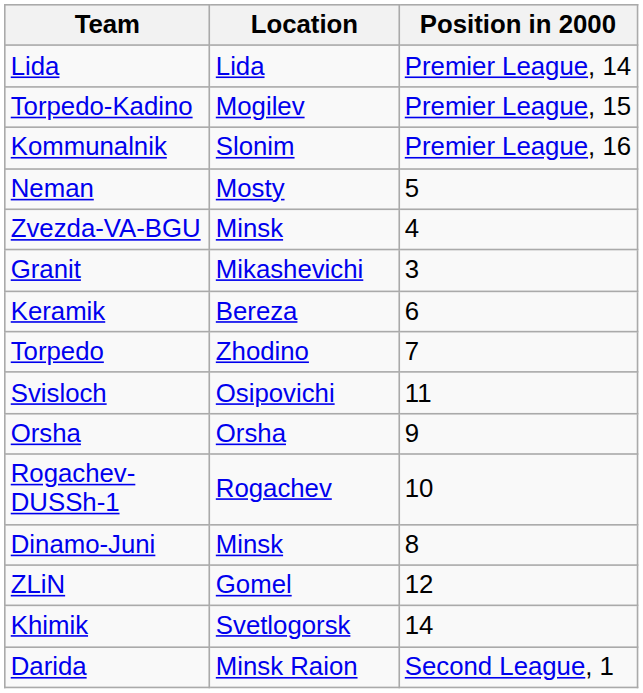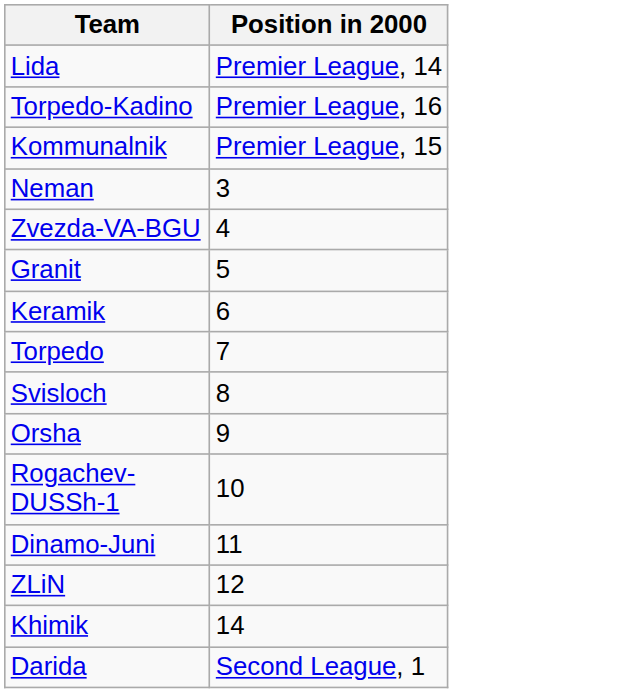- column: (304, 24)
(518, 106) Premier League, 15 -> (329, 106) Premier League, 16
(518, 147) Premier League, 16 -> (329, 147) Premier League, 15
(412, 188) 5 -> (223, 188) 3
(412, 270) 3 -> (223, 270) 5
(418, 392) 11 -> (223, 392) 8
(412, 544) 8 -> (229, 544) 11
